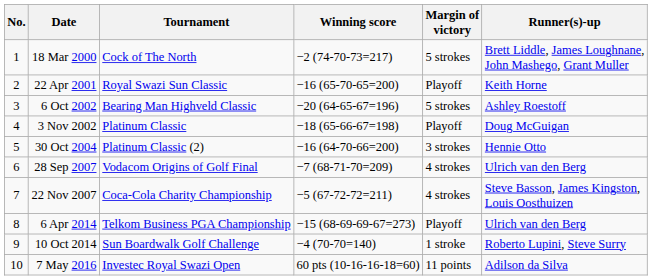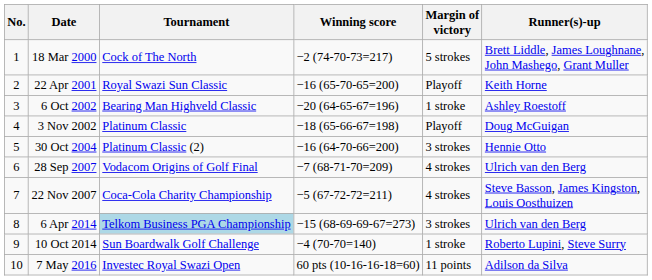(448, 106) 5 strokes -> (445, 106) 1 stroke
(196, 223) no background -> (196, 223) lightblue background
(444, 223) Playoff -> (448, 223) 3 strokes
